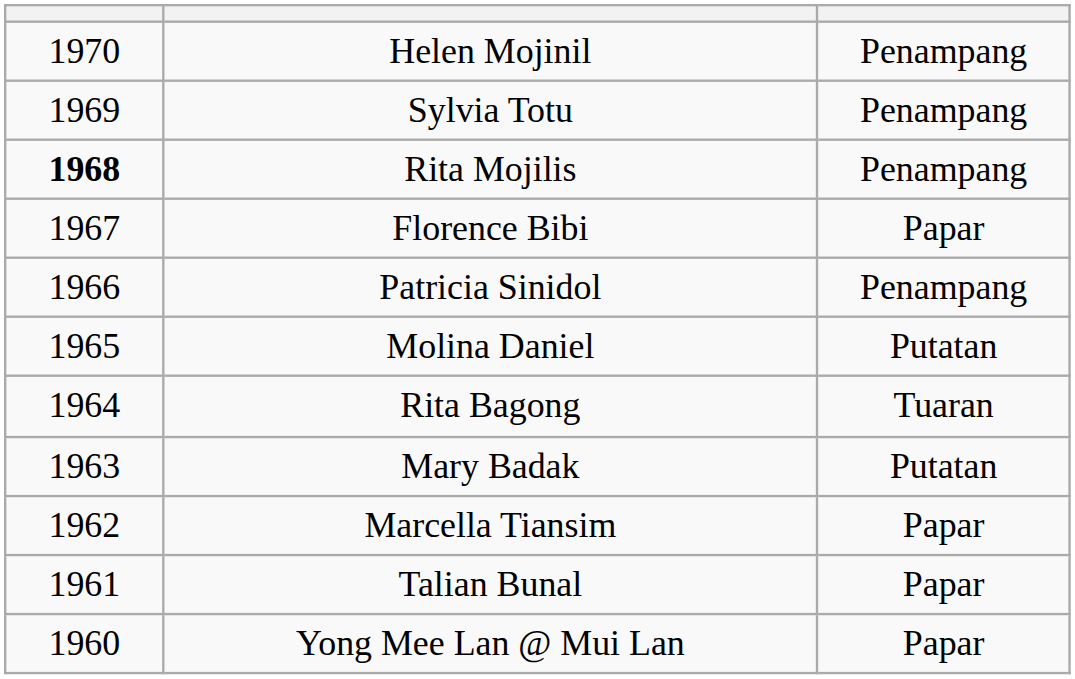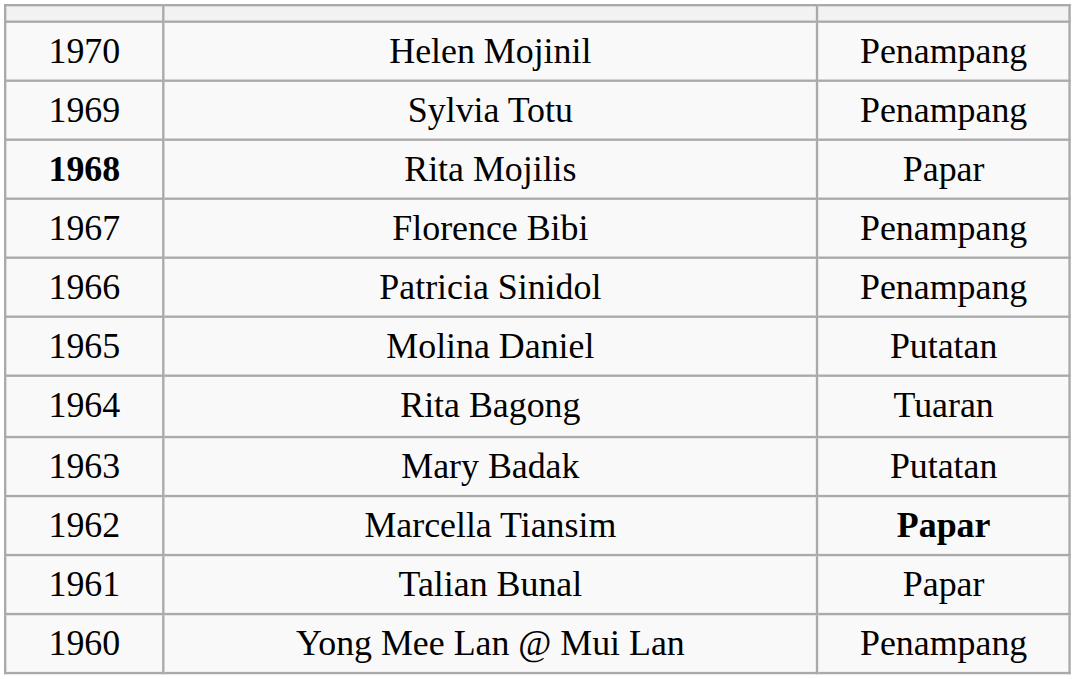(944, 169) Penampang -> (944, 169) Papar
(944, 228) Papar -> (944, 228) Penampang
(944, 524) normal -> (944, 524) bold
(944, 642) Papar -> (944, 642) Penampang
